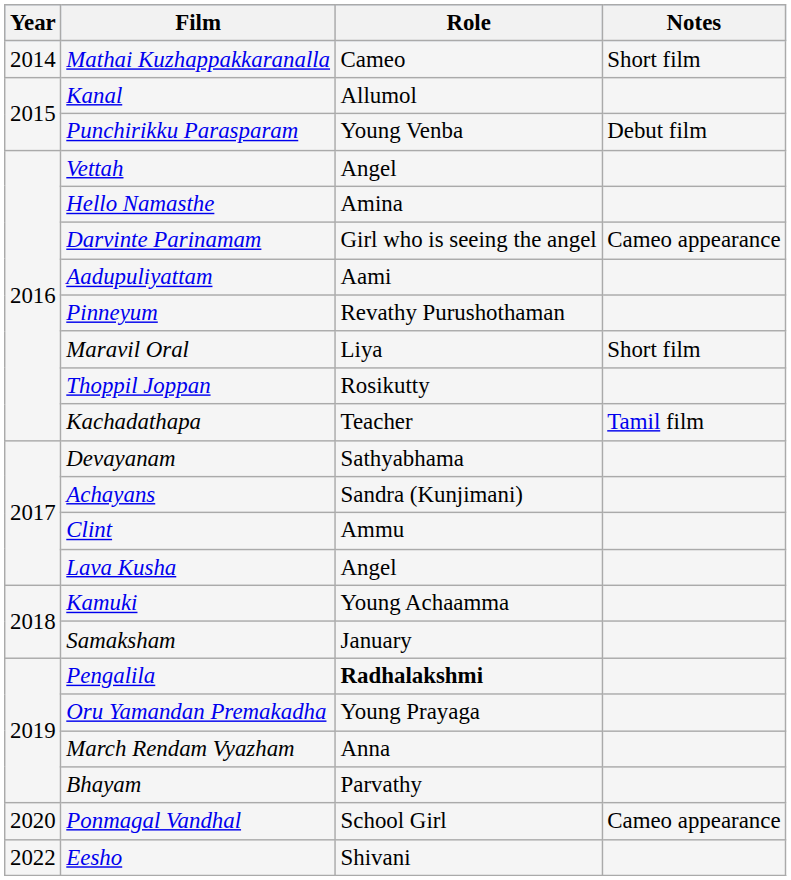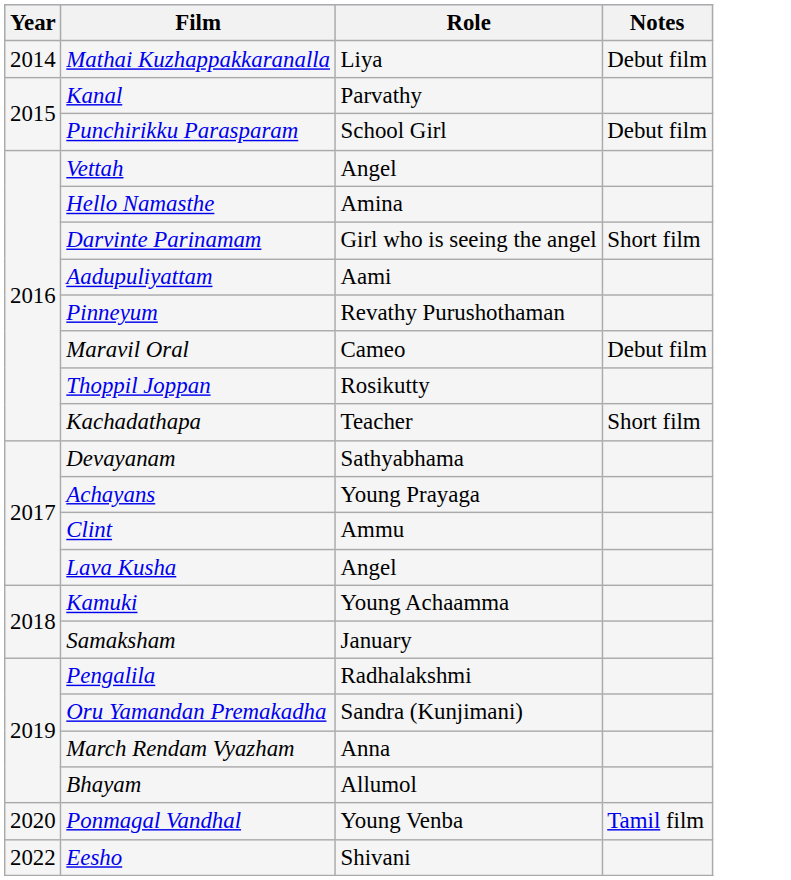(373, 58) Cameo -> (362, 58) Liya
(654, 58) Short film -> (657, 58) Debut film
(379, 95) Allumol -> (381, 95) Parvathy
(402, 131) Young Venba -> (394, 131) School Girl
(694, 240) Cameo appearance -> (654, 240) Short film
(362, 349) Liya -> (373, 349) Cameo
(654, 349) Short film -> (657, 349) Debut film
(656, 421) Tamil film -> (654, 421) Short film
(432, 494) Sandra (Kunjimani) -> (410, 494) Young Prayaga
(412, 675) bold -> (406, 675) normal
(410, 712) Young Prayaga -> (432, 712) Sandra (Kunjimani)
(381, 784) Parvathy -> (379, 784) Allumol
(394, 820) School Girl -> (402, 820) Young Venba
(694, 820) Cameo appearance -> (656, 820) Tamil film
